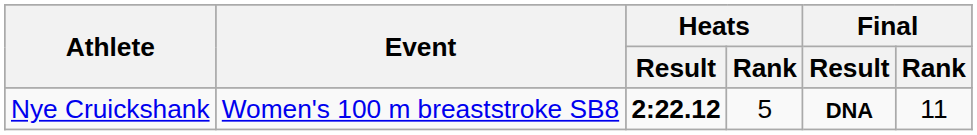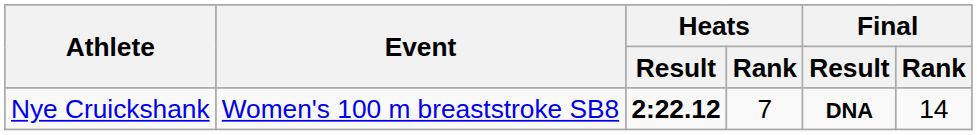(765, 109) 5 -> (765, 109) 7
(934, 109) 11 -> (934, 109) 14
